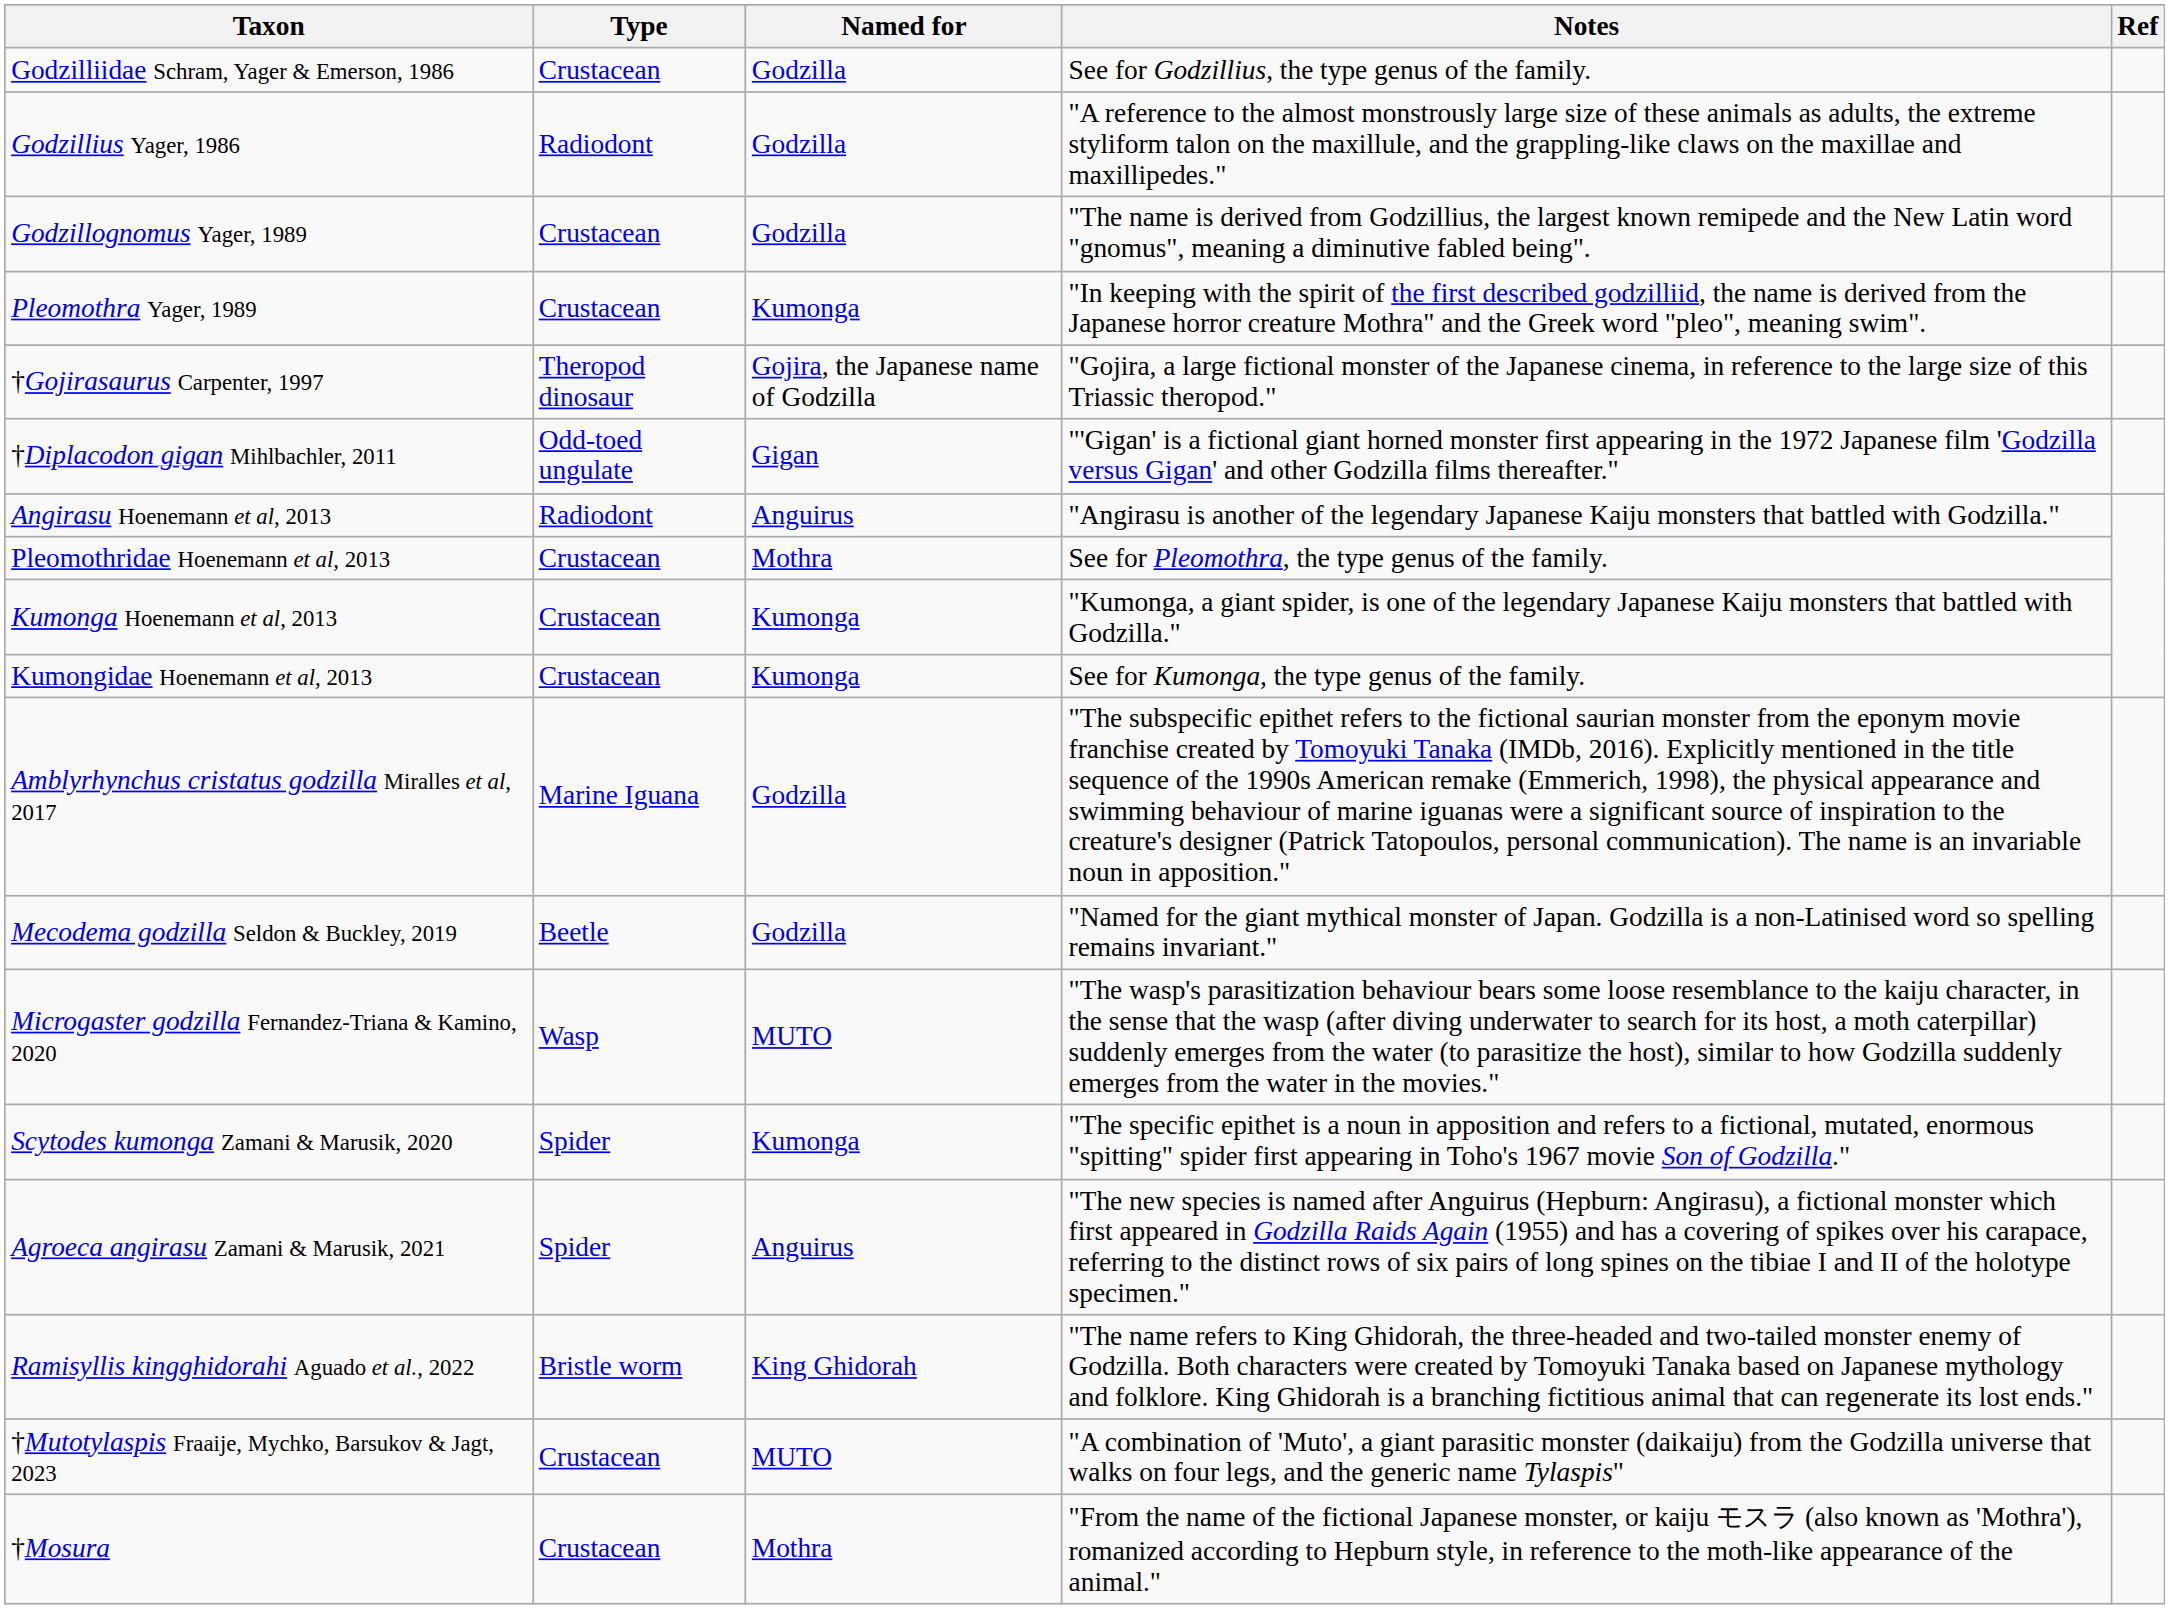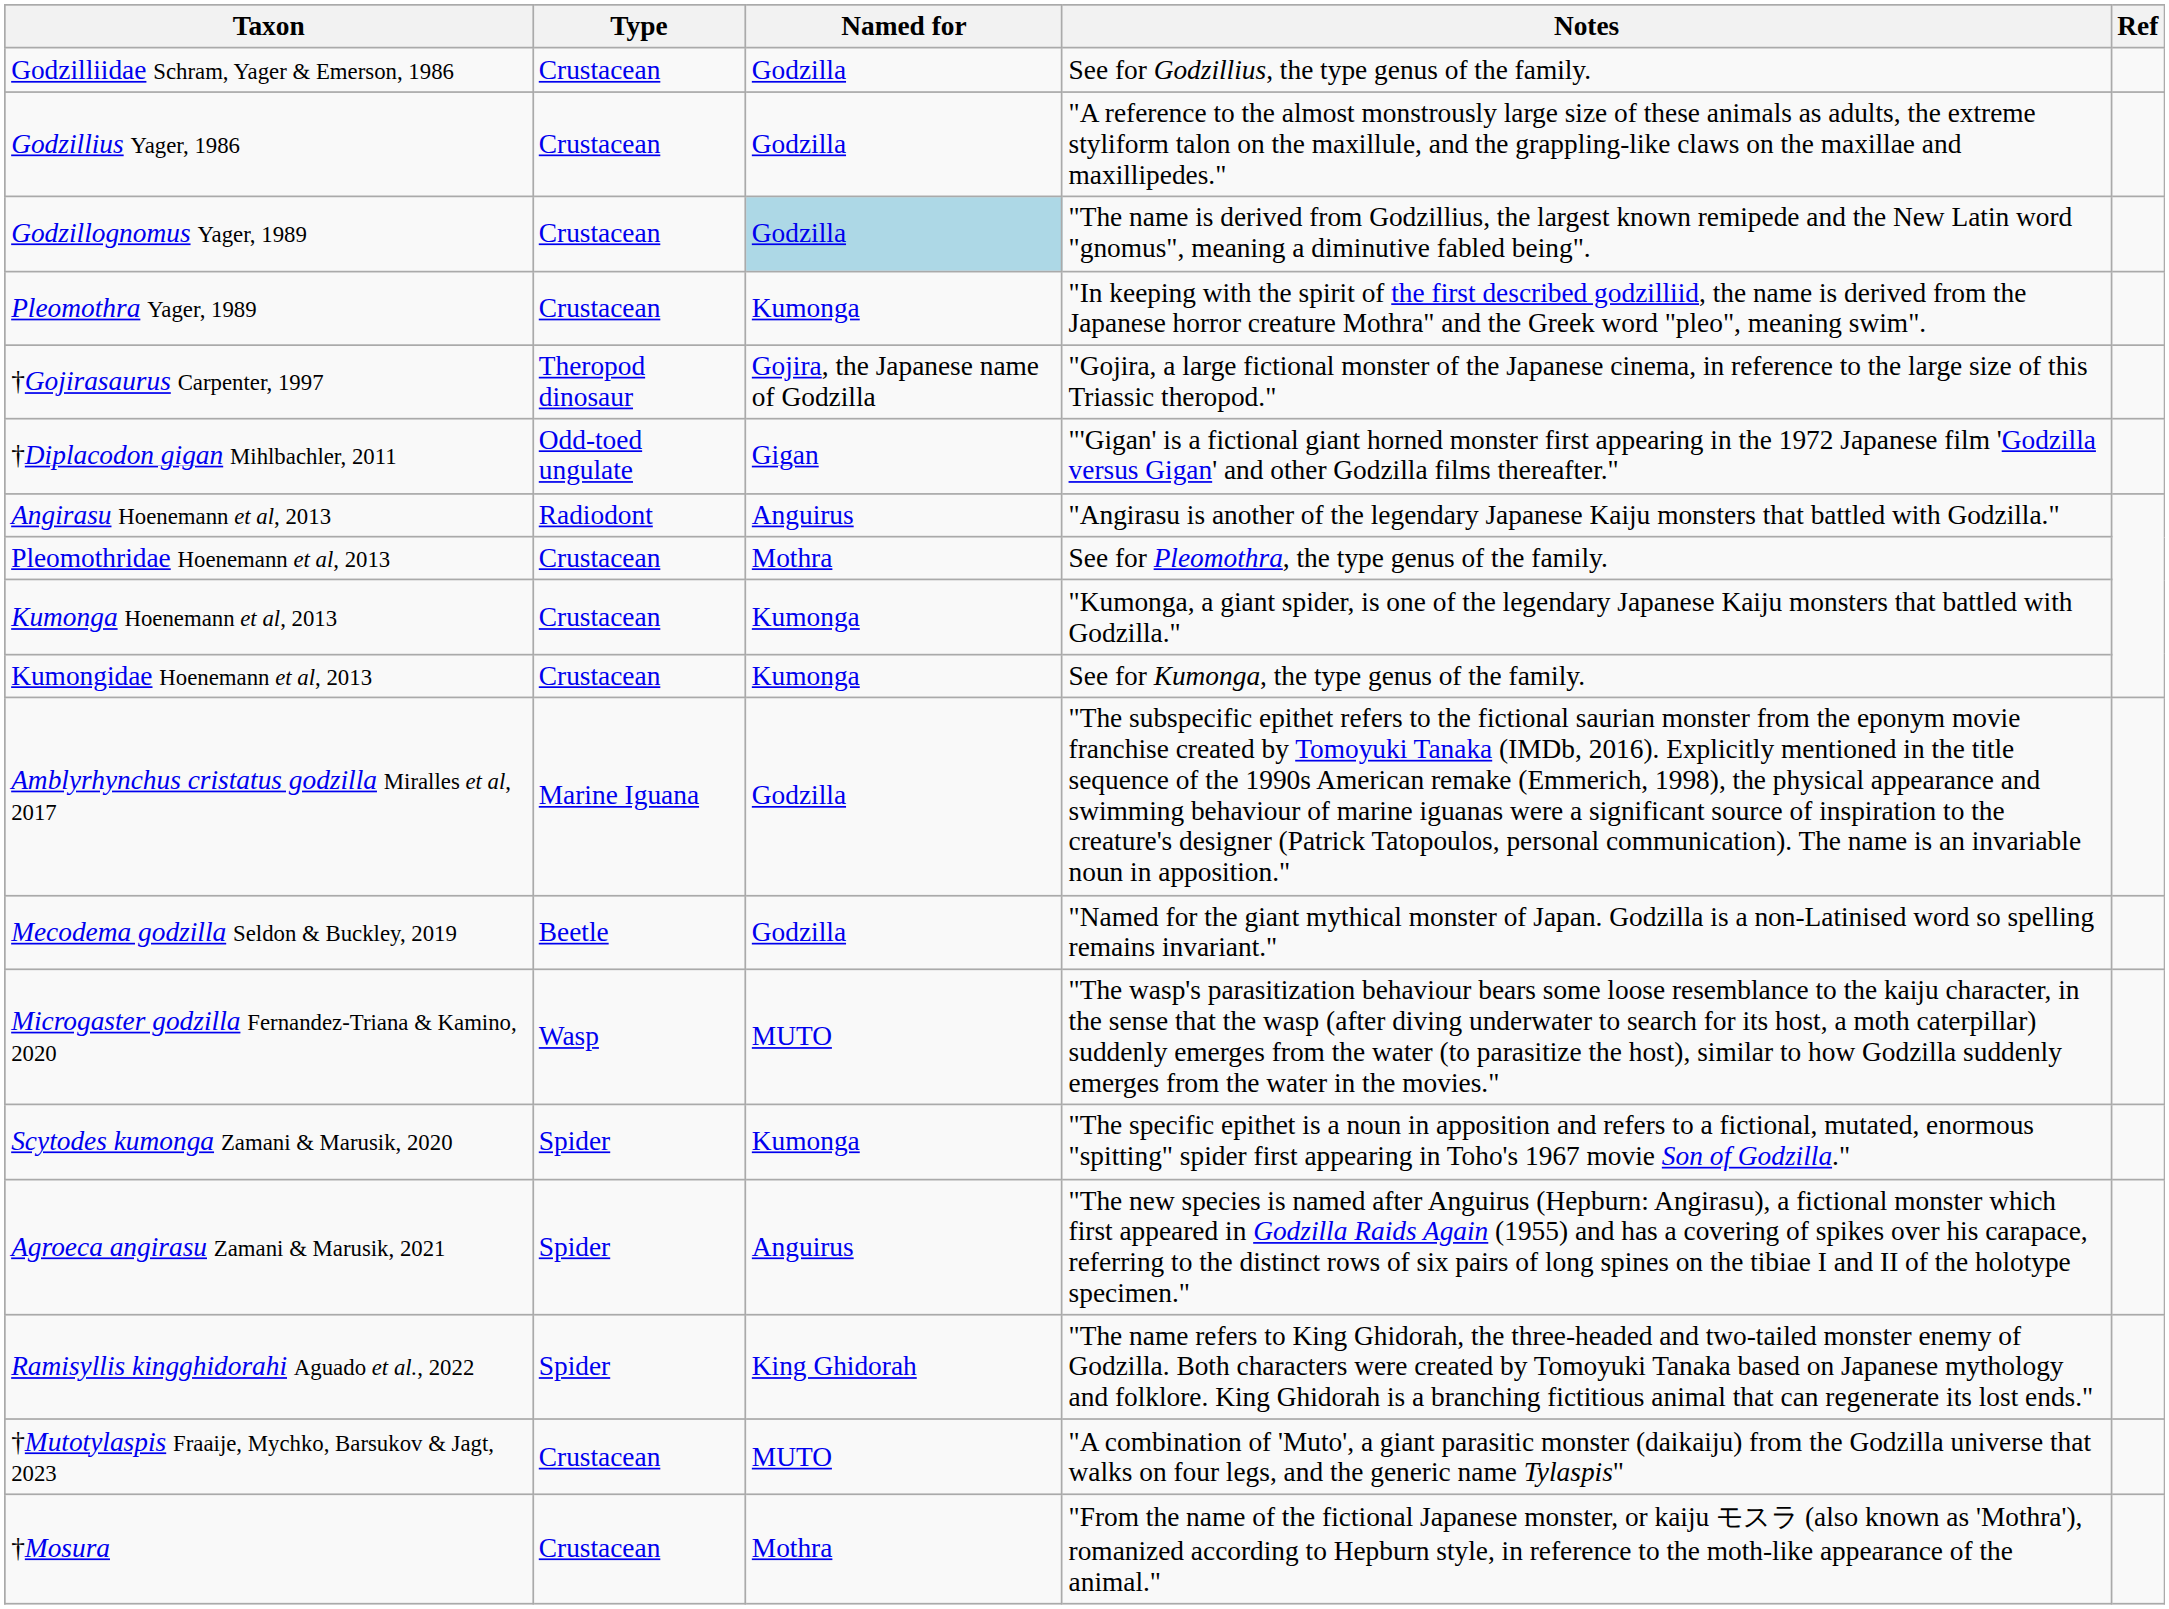(596, 143) Radiodont -> (600, 143) Crustacean
(799, 233) no background -> (799, 233) lightblue background
(611, 1366) Bristle worm -> (574, 1366) Spider
